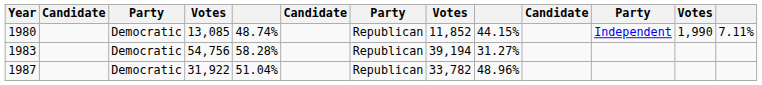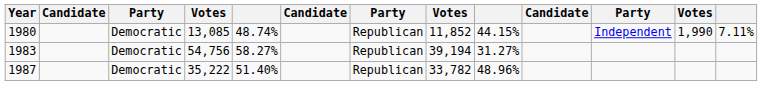(257, 52) 58.28% -> (257, 52) 58.27%
(209, 71) 31,922 -> (209, 71) 35,222
(257, 71) 51.04% -> (257, 71) 51.40%
